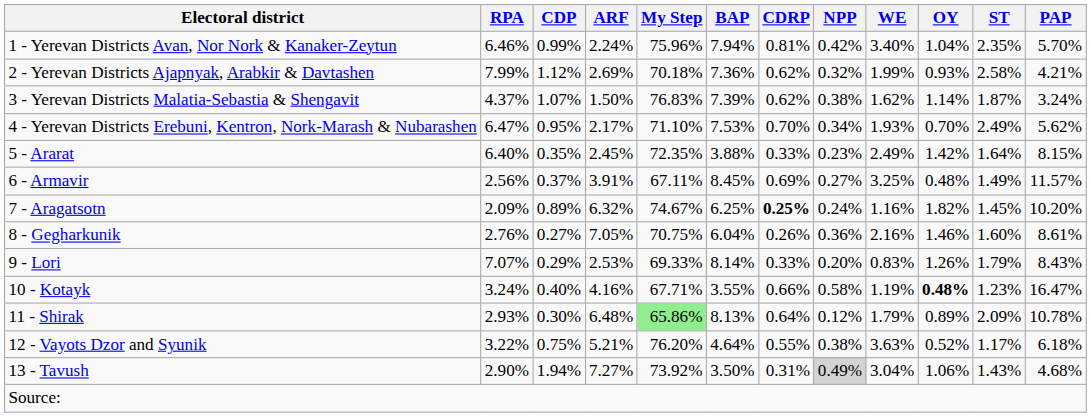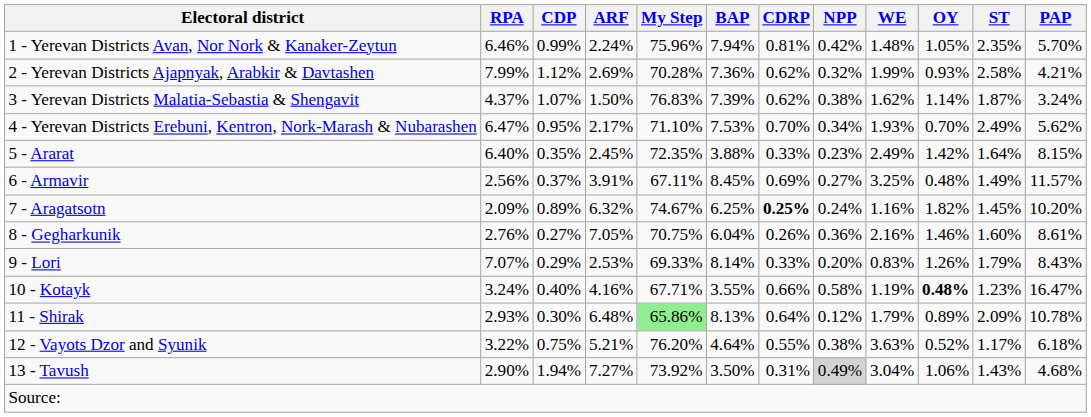(892, 45) 3.40% -> (892, 45) 1.48%
(947, 45) 1.04% -> (947, 45) 1.05%
(676, 72) 70.18% -> (676, 72) 70.28%
